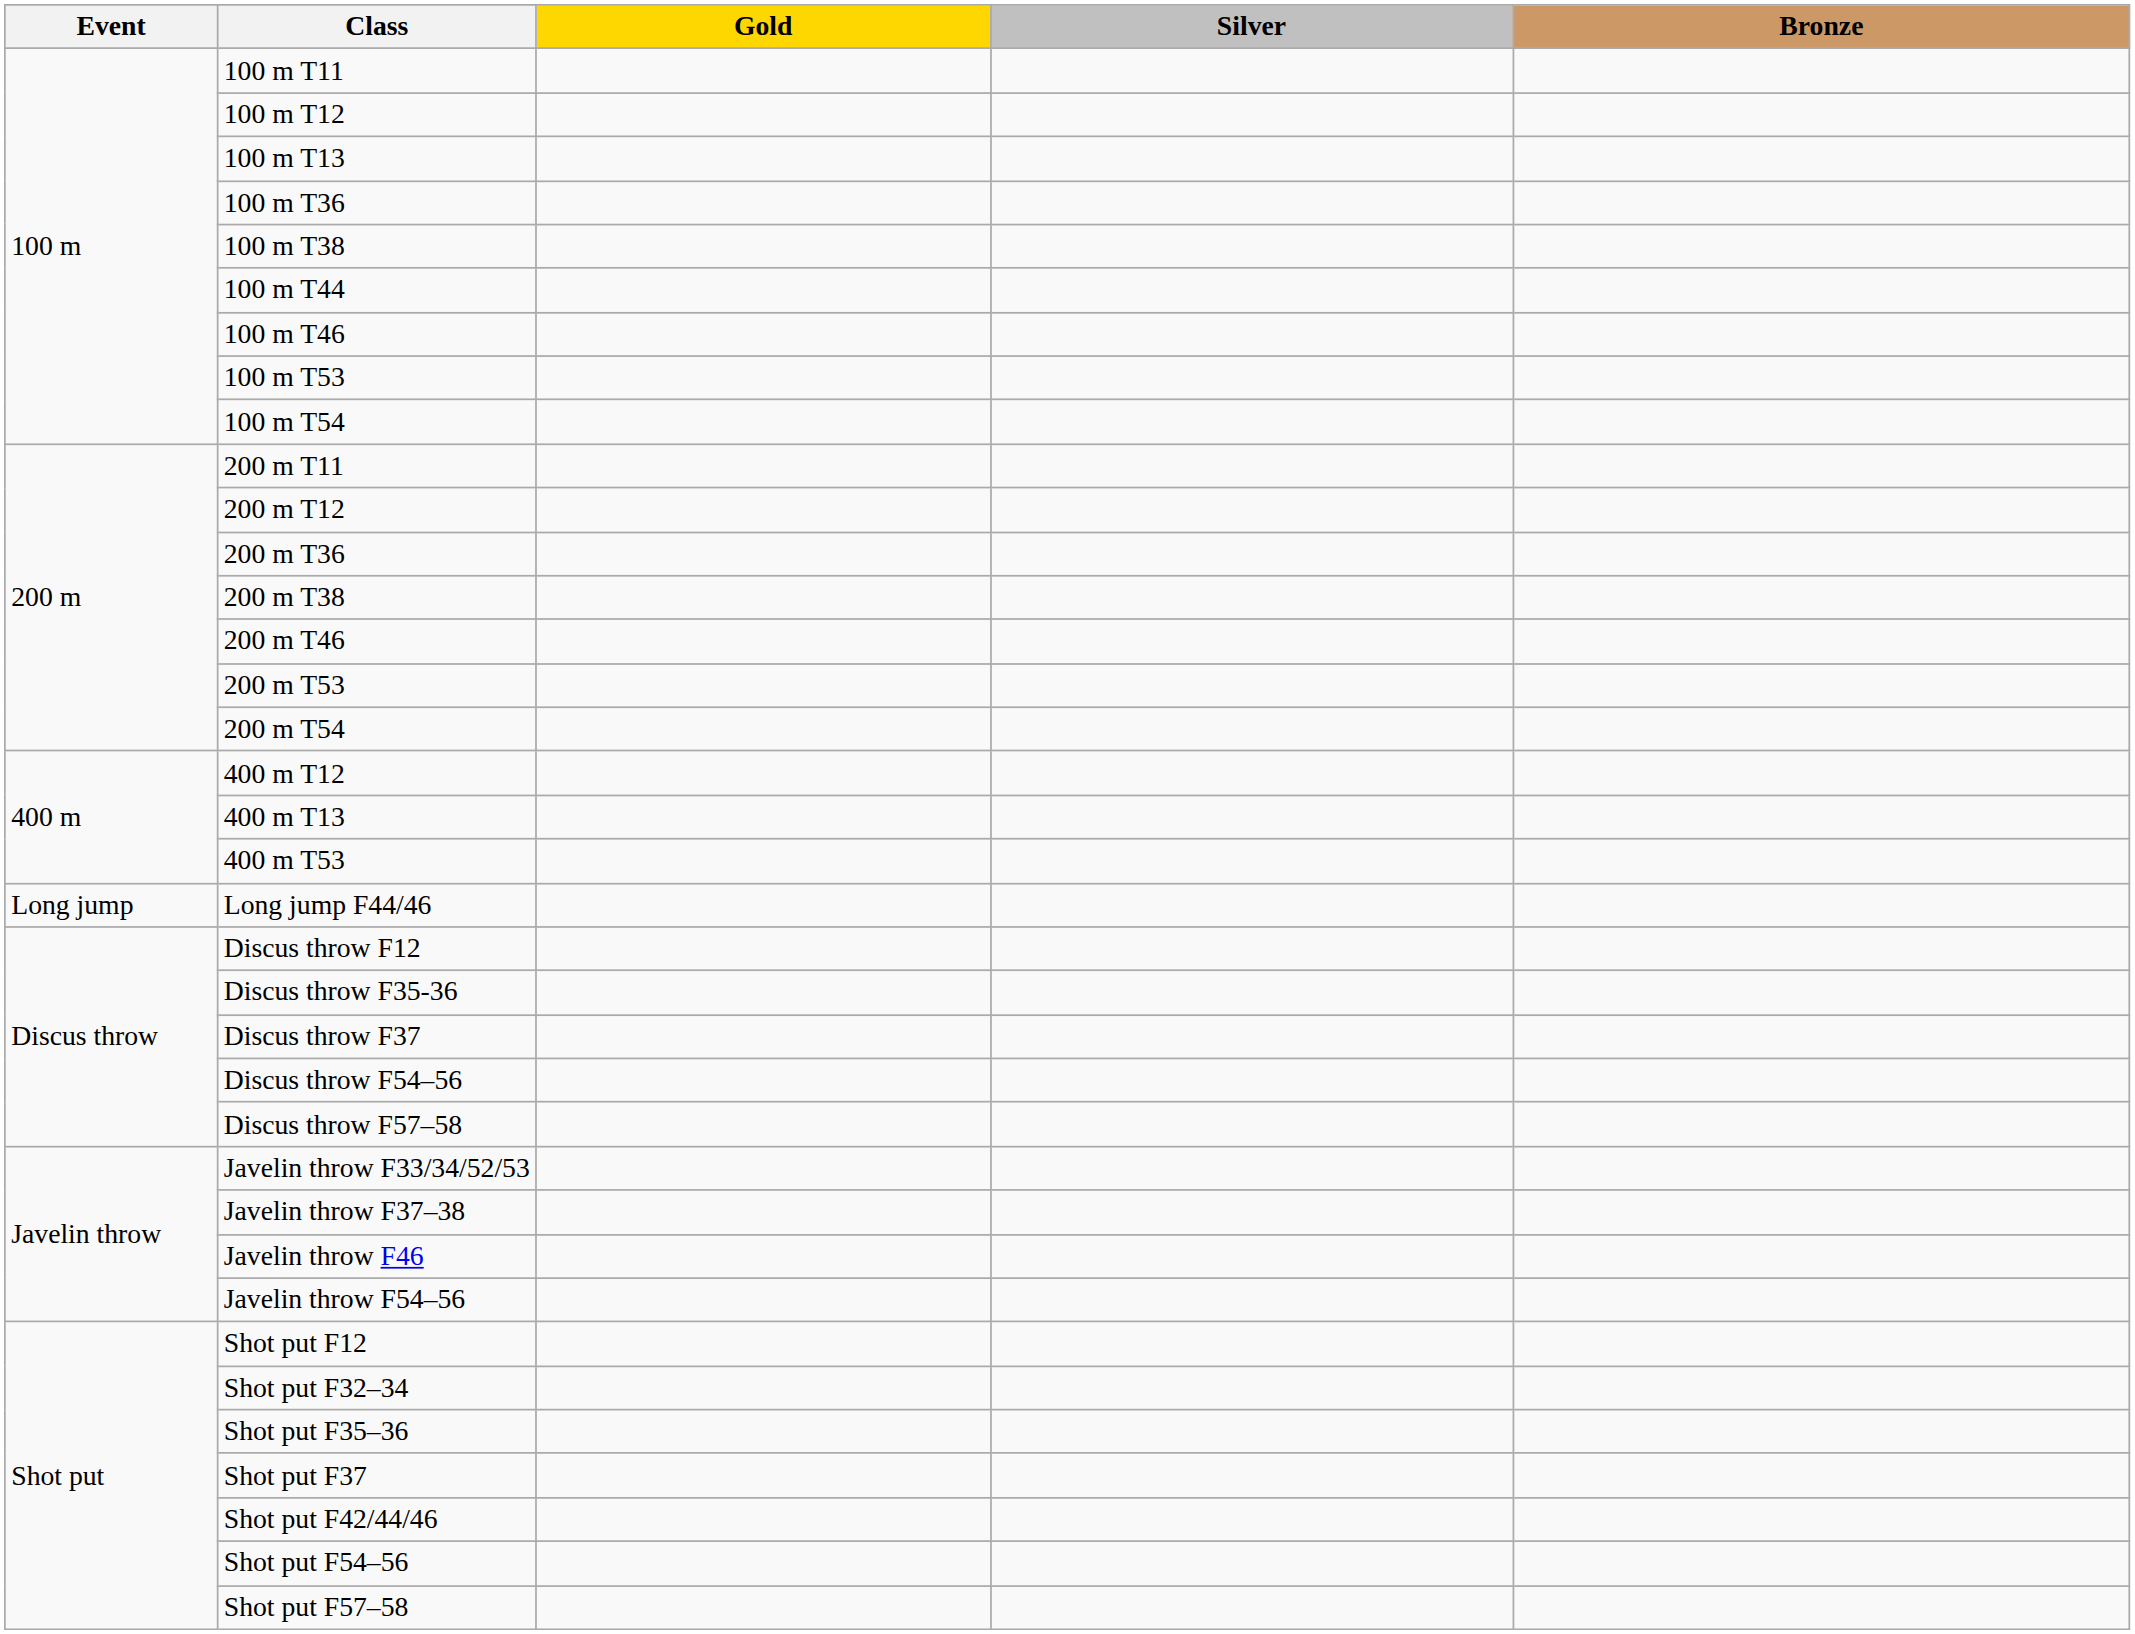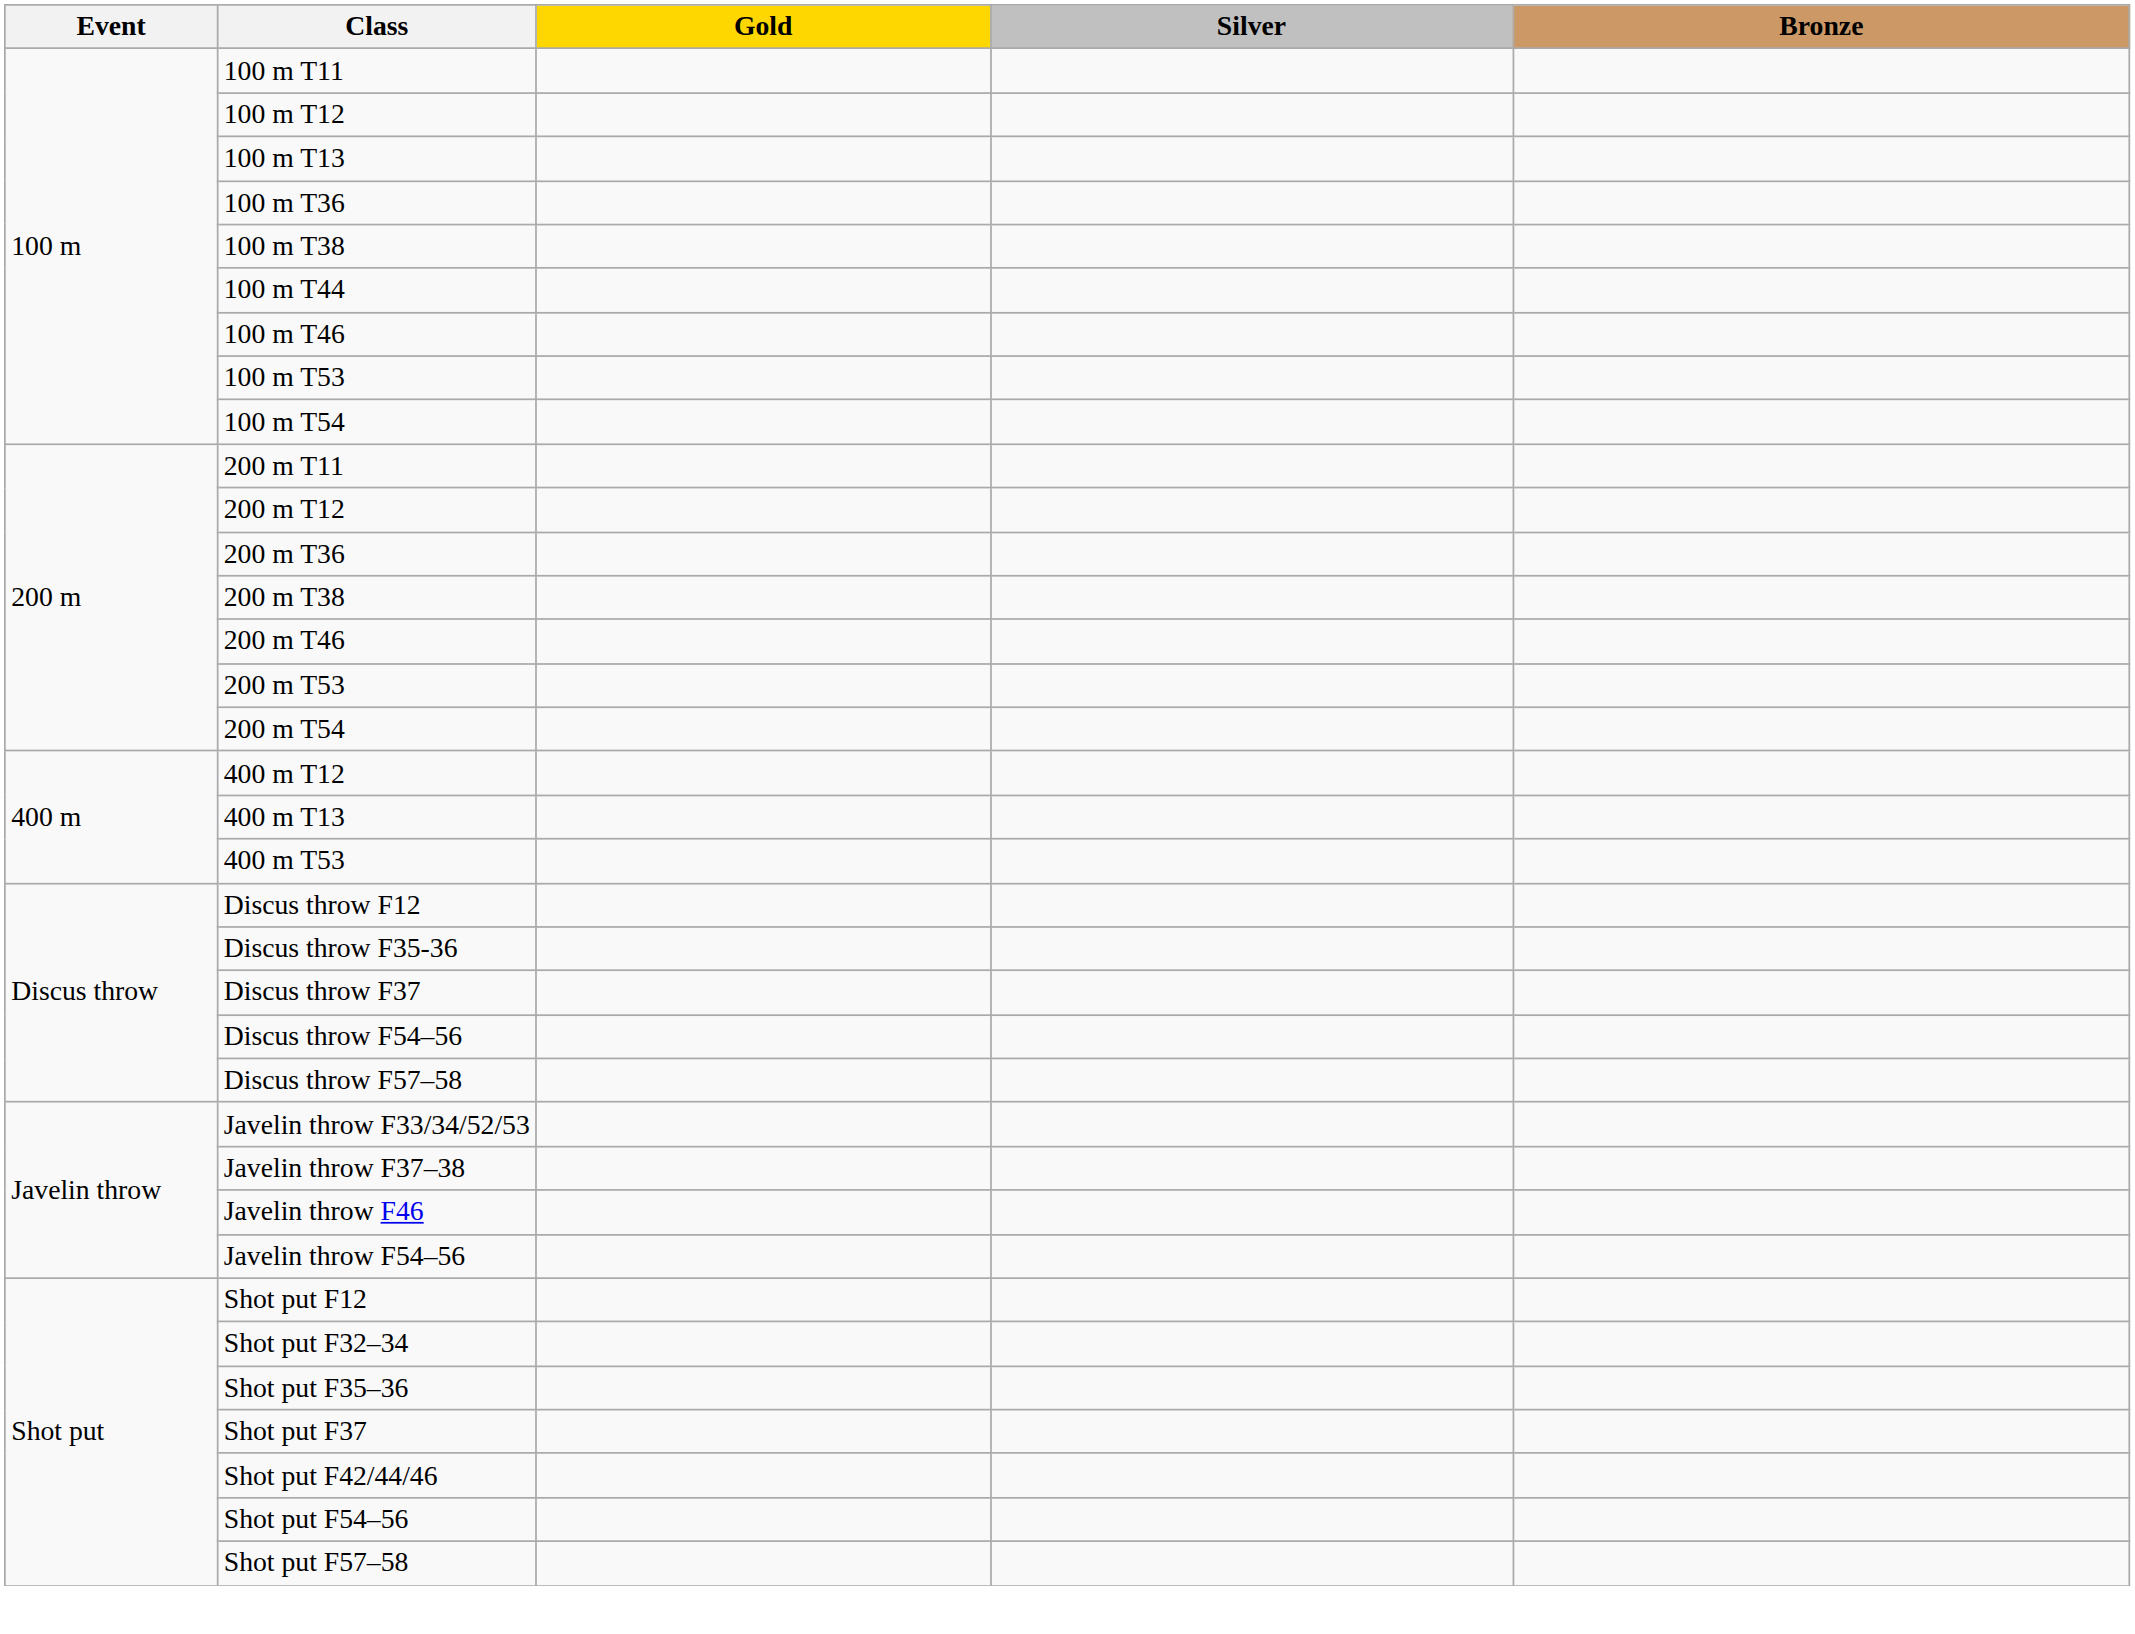- row: (328, 904)
